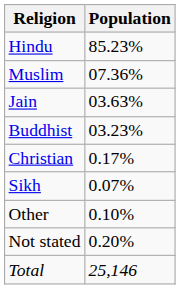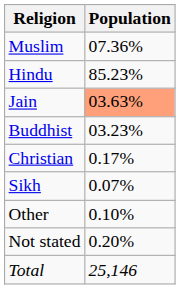rows swapped: (31, 46) <-> (36, 74)
(116, 102) no background -> (116, 102) lightsalmon background
